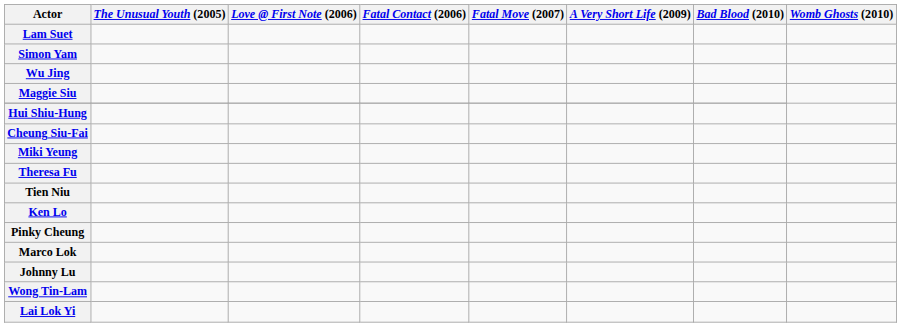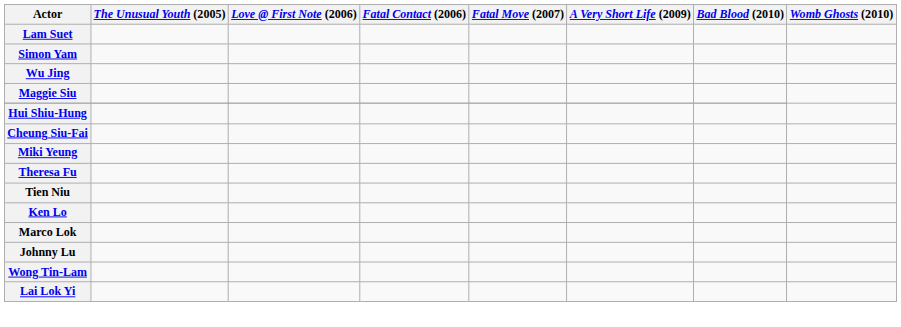- row: (48, 232)
